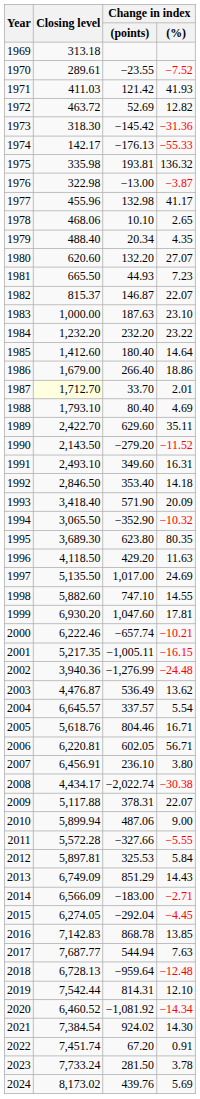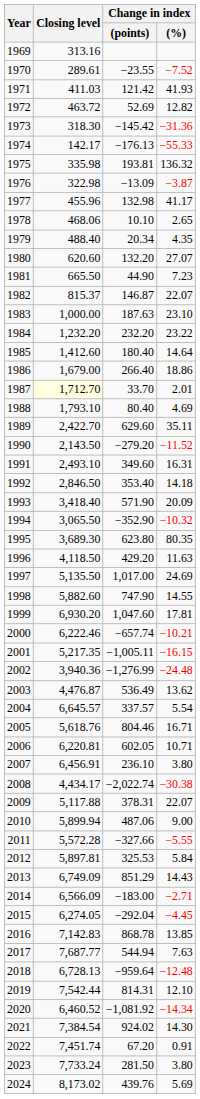(84, 51) 313.18 -> (84, 51) 313.16
(137, 182) −13.00 -> (137, 182) −13.09
(141, 276) 44.93 -> (141, 276) 44.90
(138, 595) 747.10 -> (138, 595) 747.90
(179, 746) 56.71 -> (179, 746) 10.71
(182, 1065) 3.78 -> (182, 1065) 3.80
